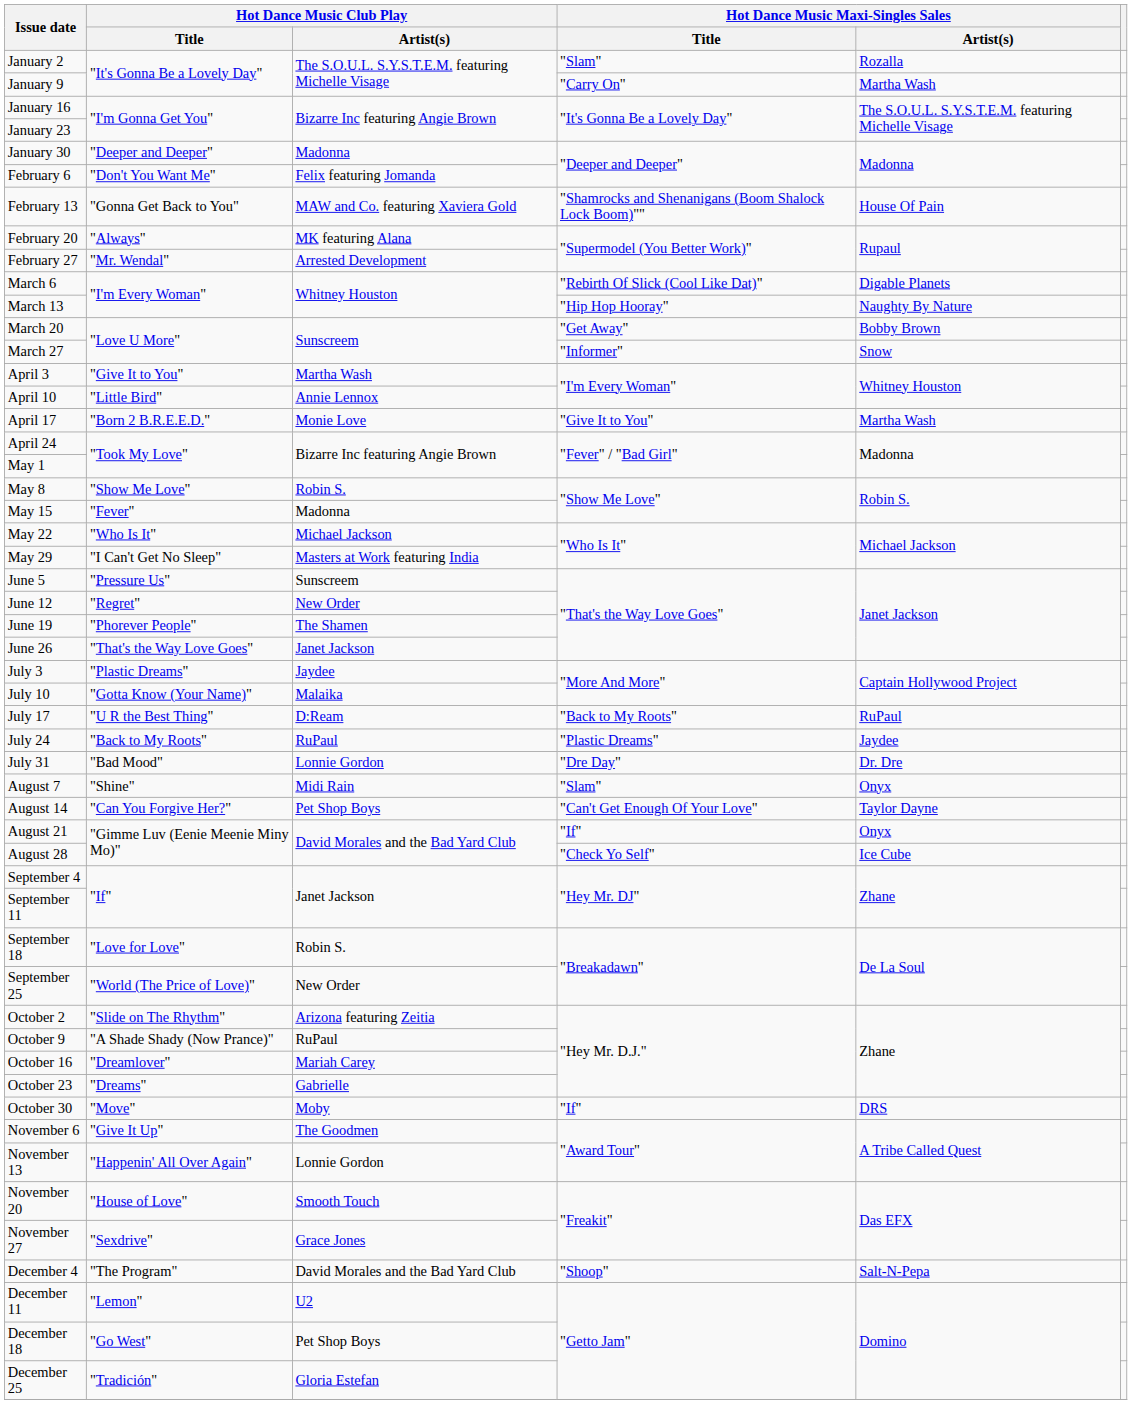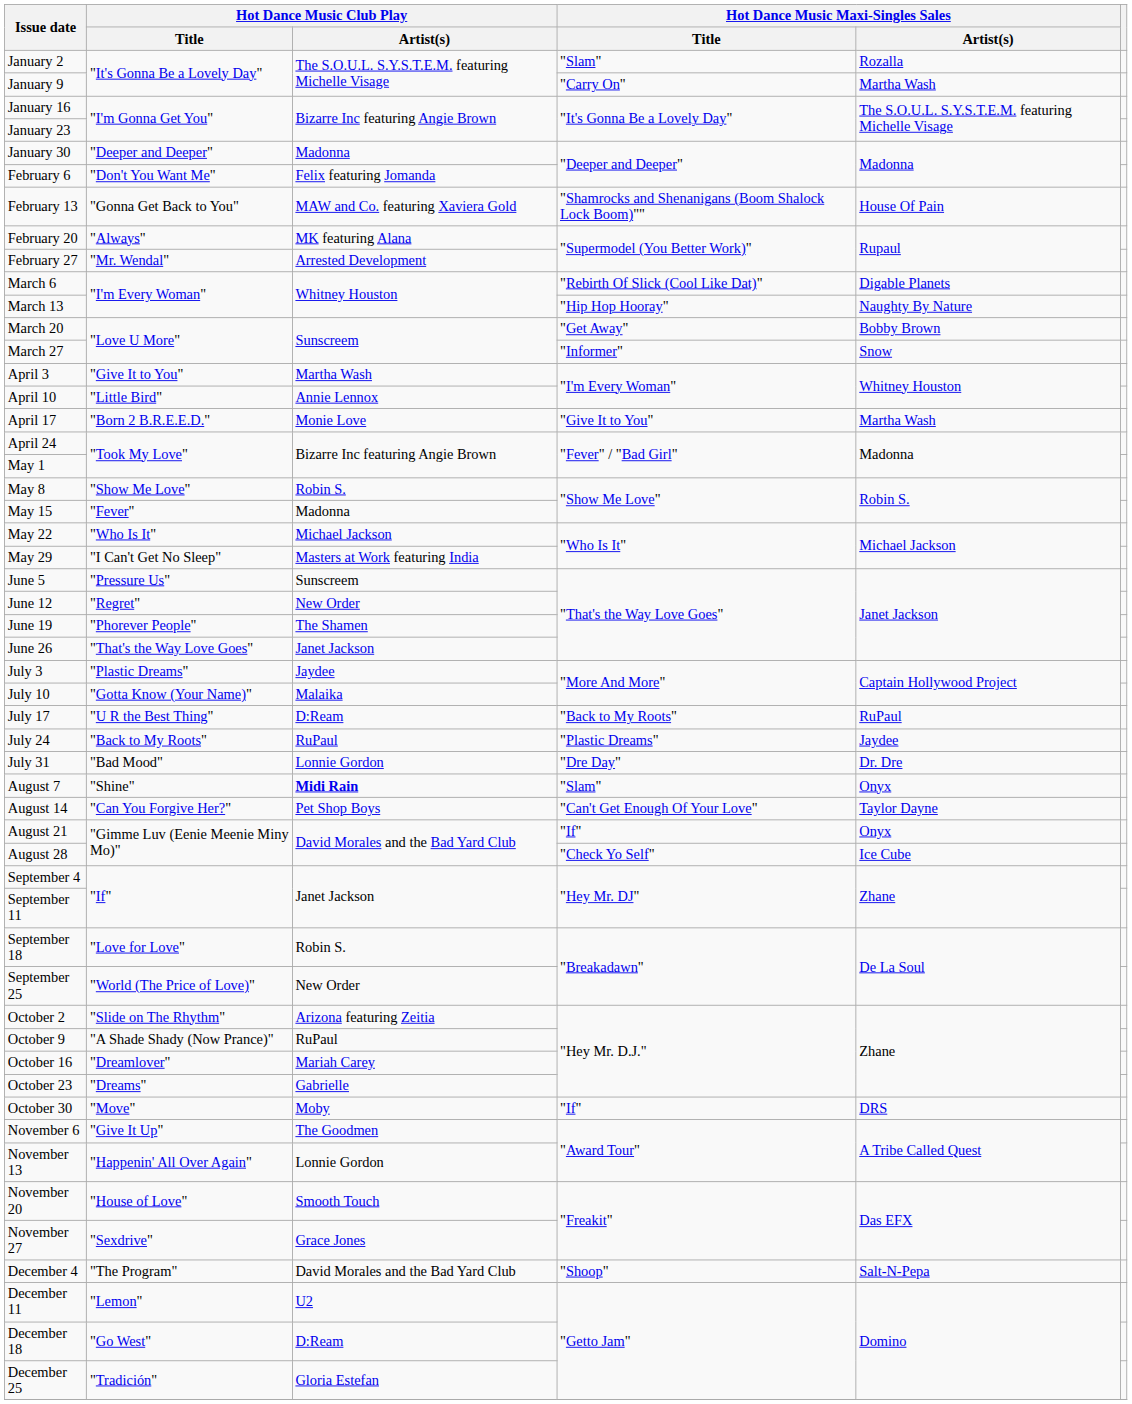(325, 785) normal -> (327, 785) bold
(338, 1341) Pet Shop Boys -> (319, 1341) D:Ream
